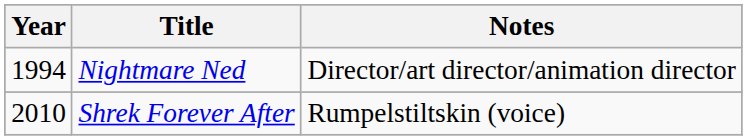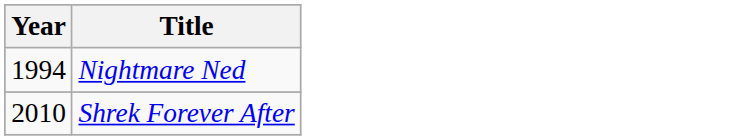- column: (522, 26)
